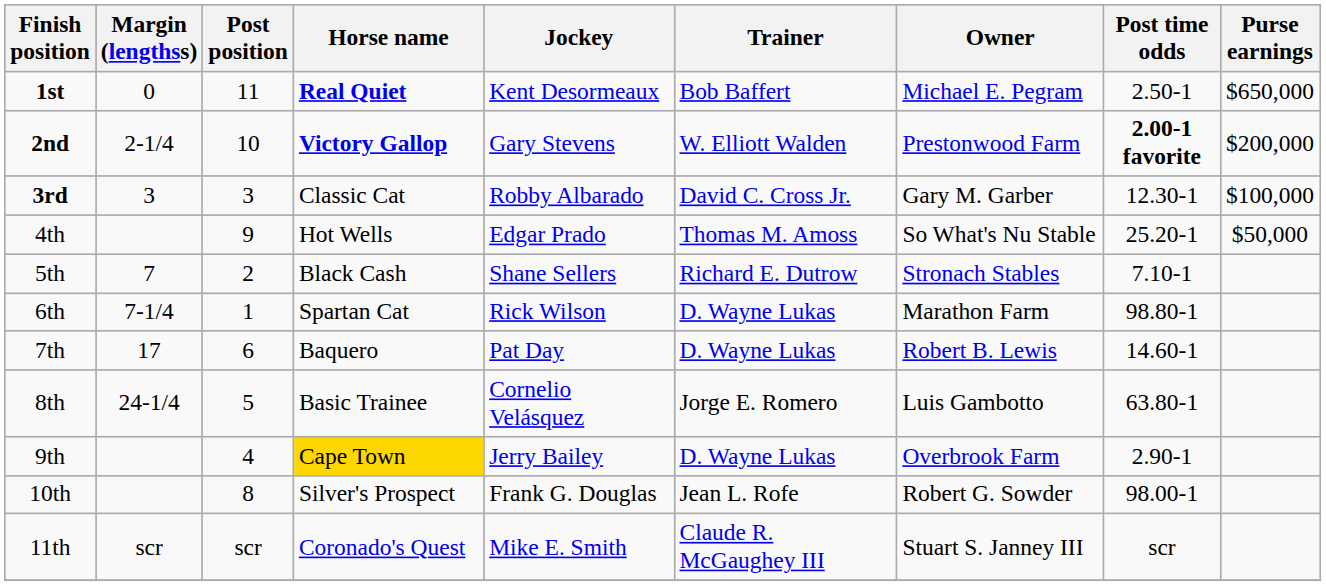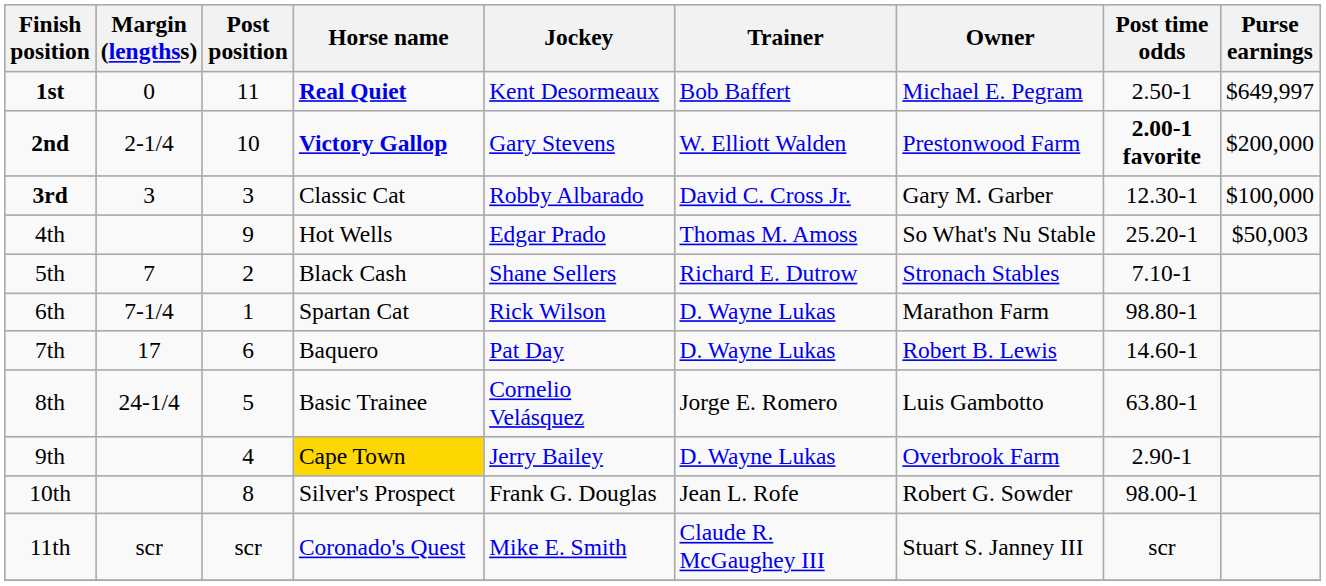(1270, 90) $650,000 -> (1270, 90) $649,997
(1270, 234) $50,000 -> (1270, 234) $50,003
